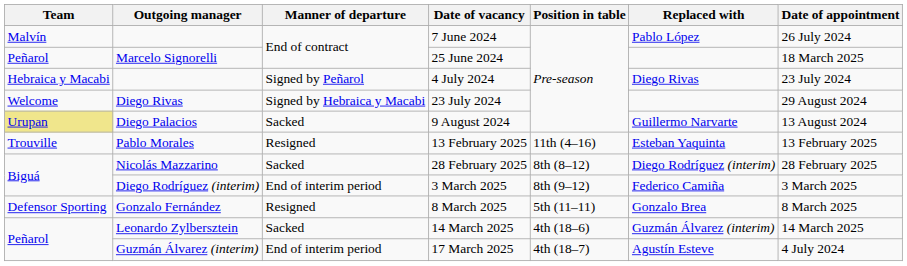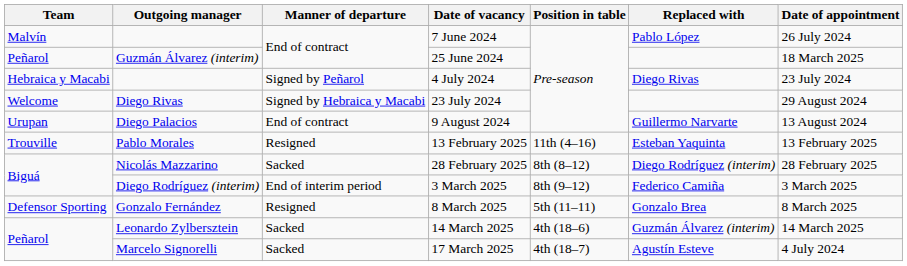(167, 57) Marcelo Signorelli -> (187, 57) Guzmán Álvarez (interim)
(28, 121) khaki background -> (28, 121) no background
(285, 121) Sacked -> (307, 121) End of contract
(187, 249) Guzmán Álvarez (interim) -> (167, 249) Marcelo Signorelli
(324, 249) End of interim period -> (285, 249) Sacked
